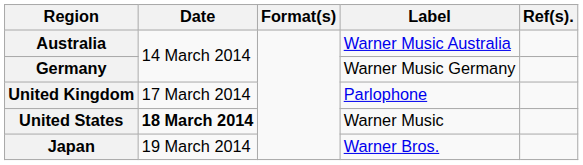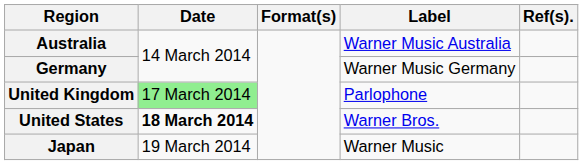(196, 95) no background -> (196, 95) lightgreen background
(394, 120) Warner Music -> (391, 120) Warner Bros.
(391, 146) Warner Bros. -> (394, 146) Warner Music
